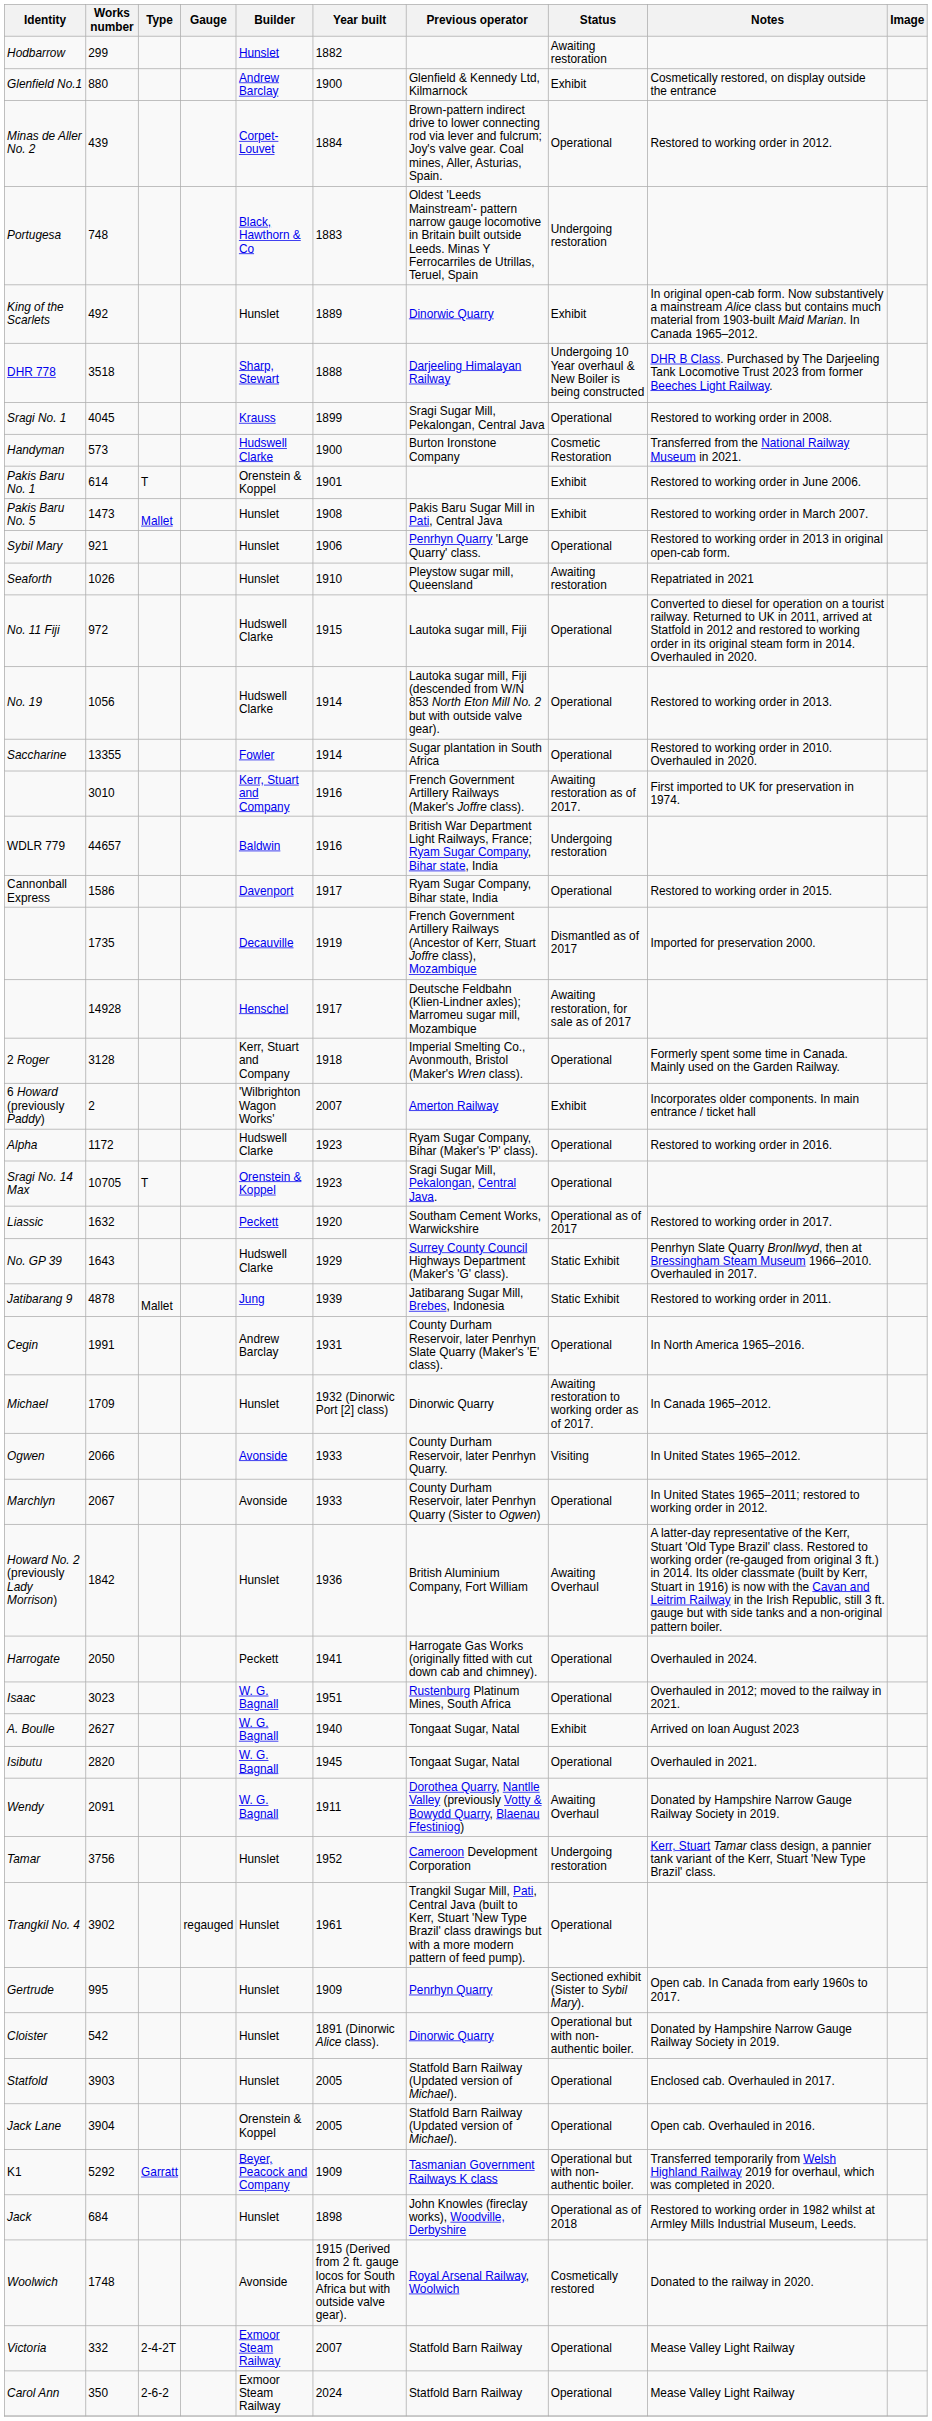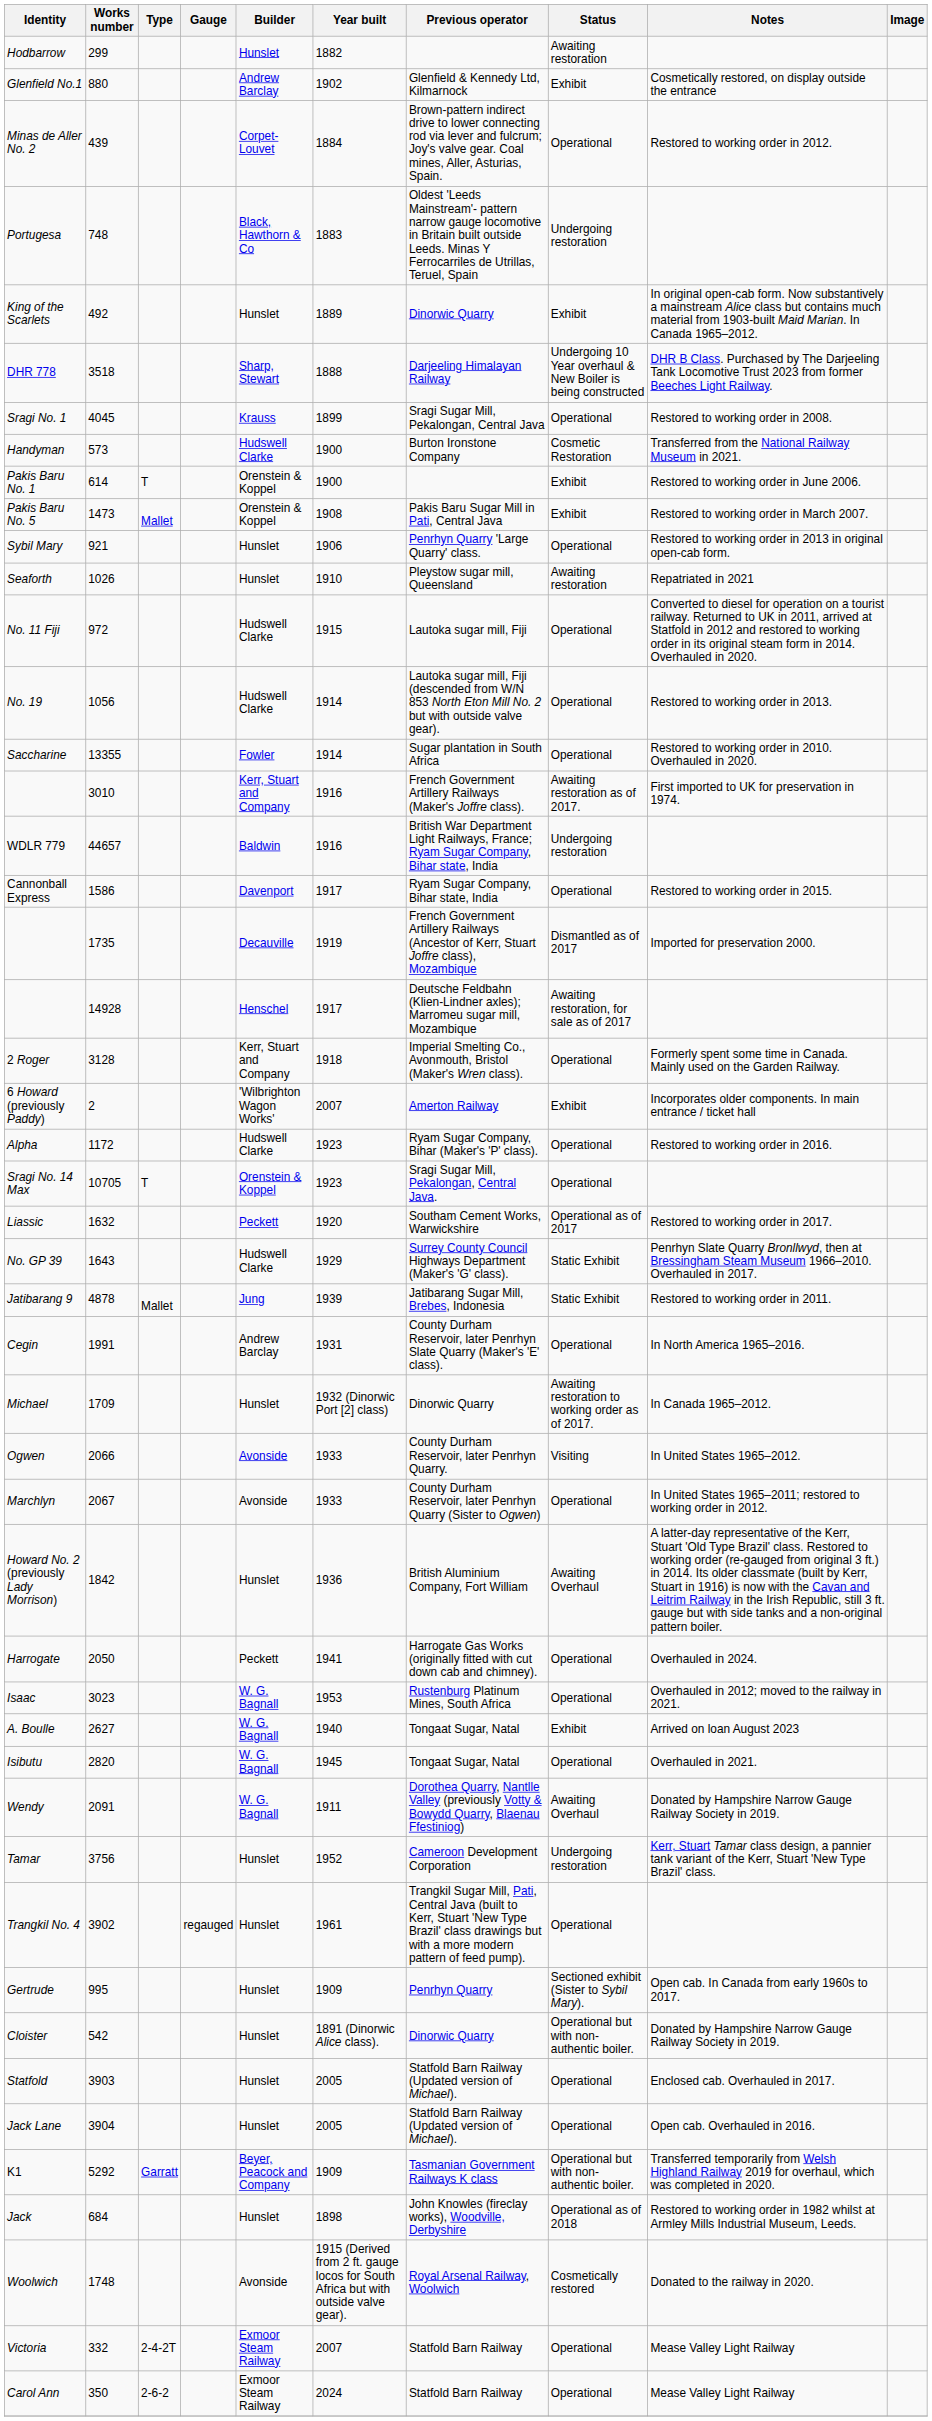(329, 84) 1900 -> (329, 84) 1902
(329, 482) 1901 -> (329, 482) 1900
(259, 514) Hunslet -> (270, 514) Orenstein & Koppel
(329, 1697) 1951 -> (329, 1697) 1953
(270, 2126) Orenstein & Koppel -> (259, 2126) Hunslet
